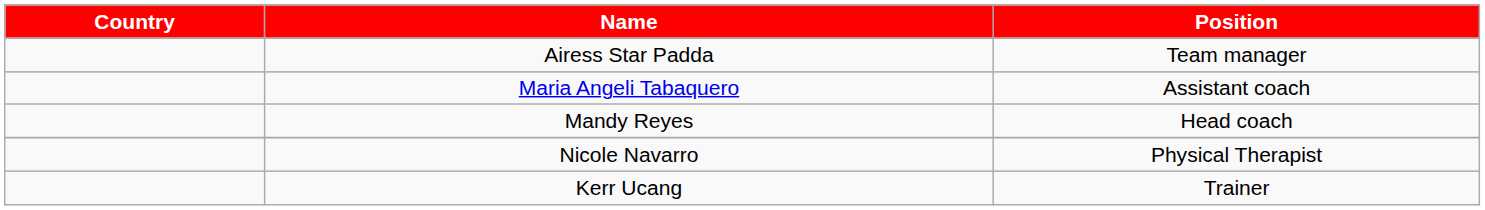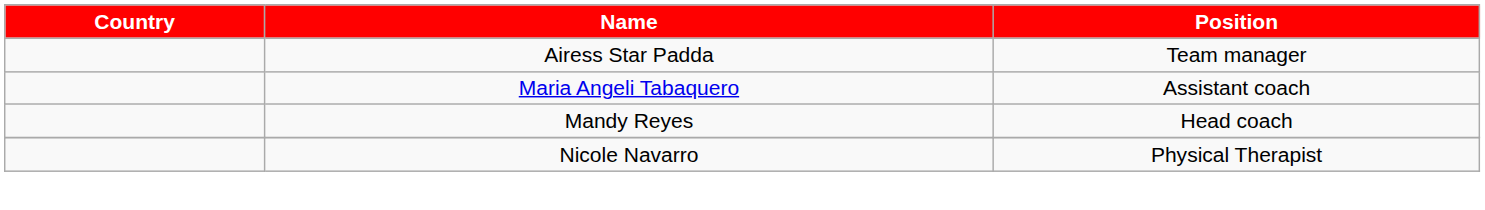- row: (629, 188)
